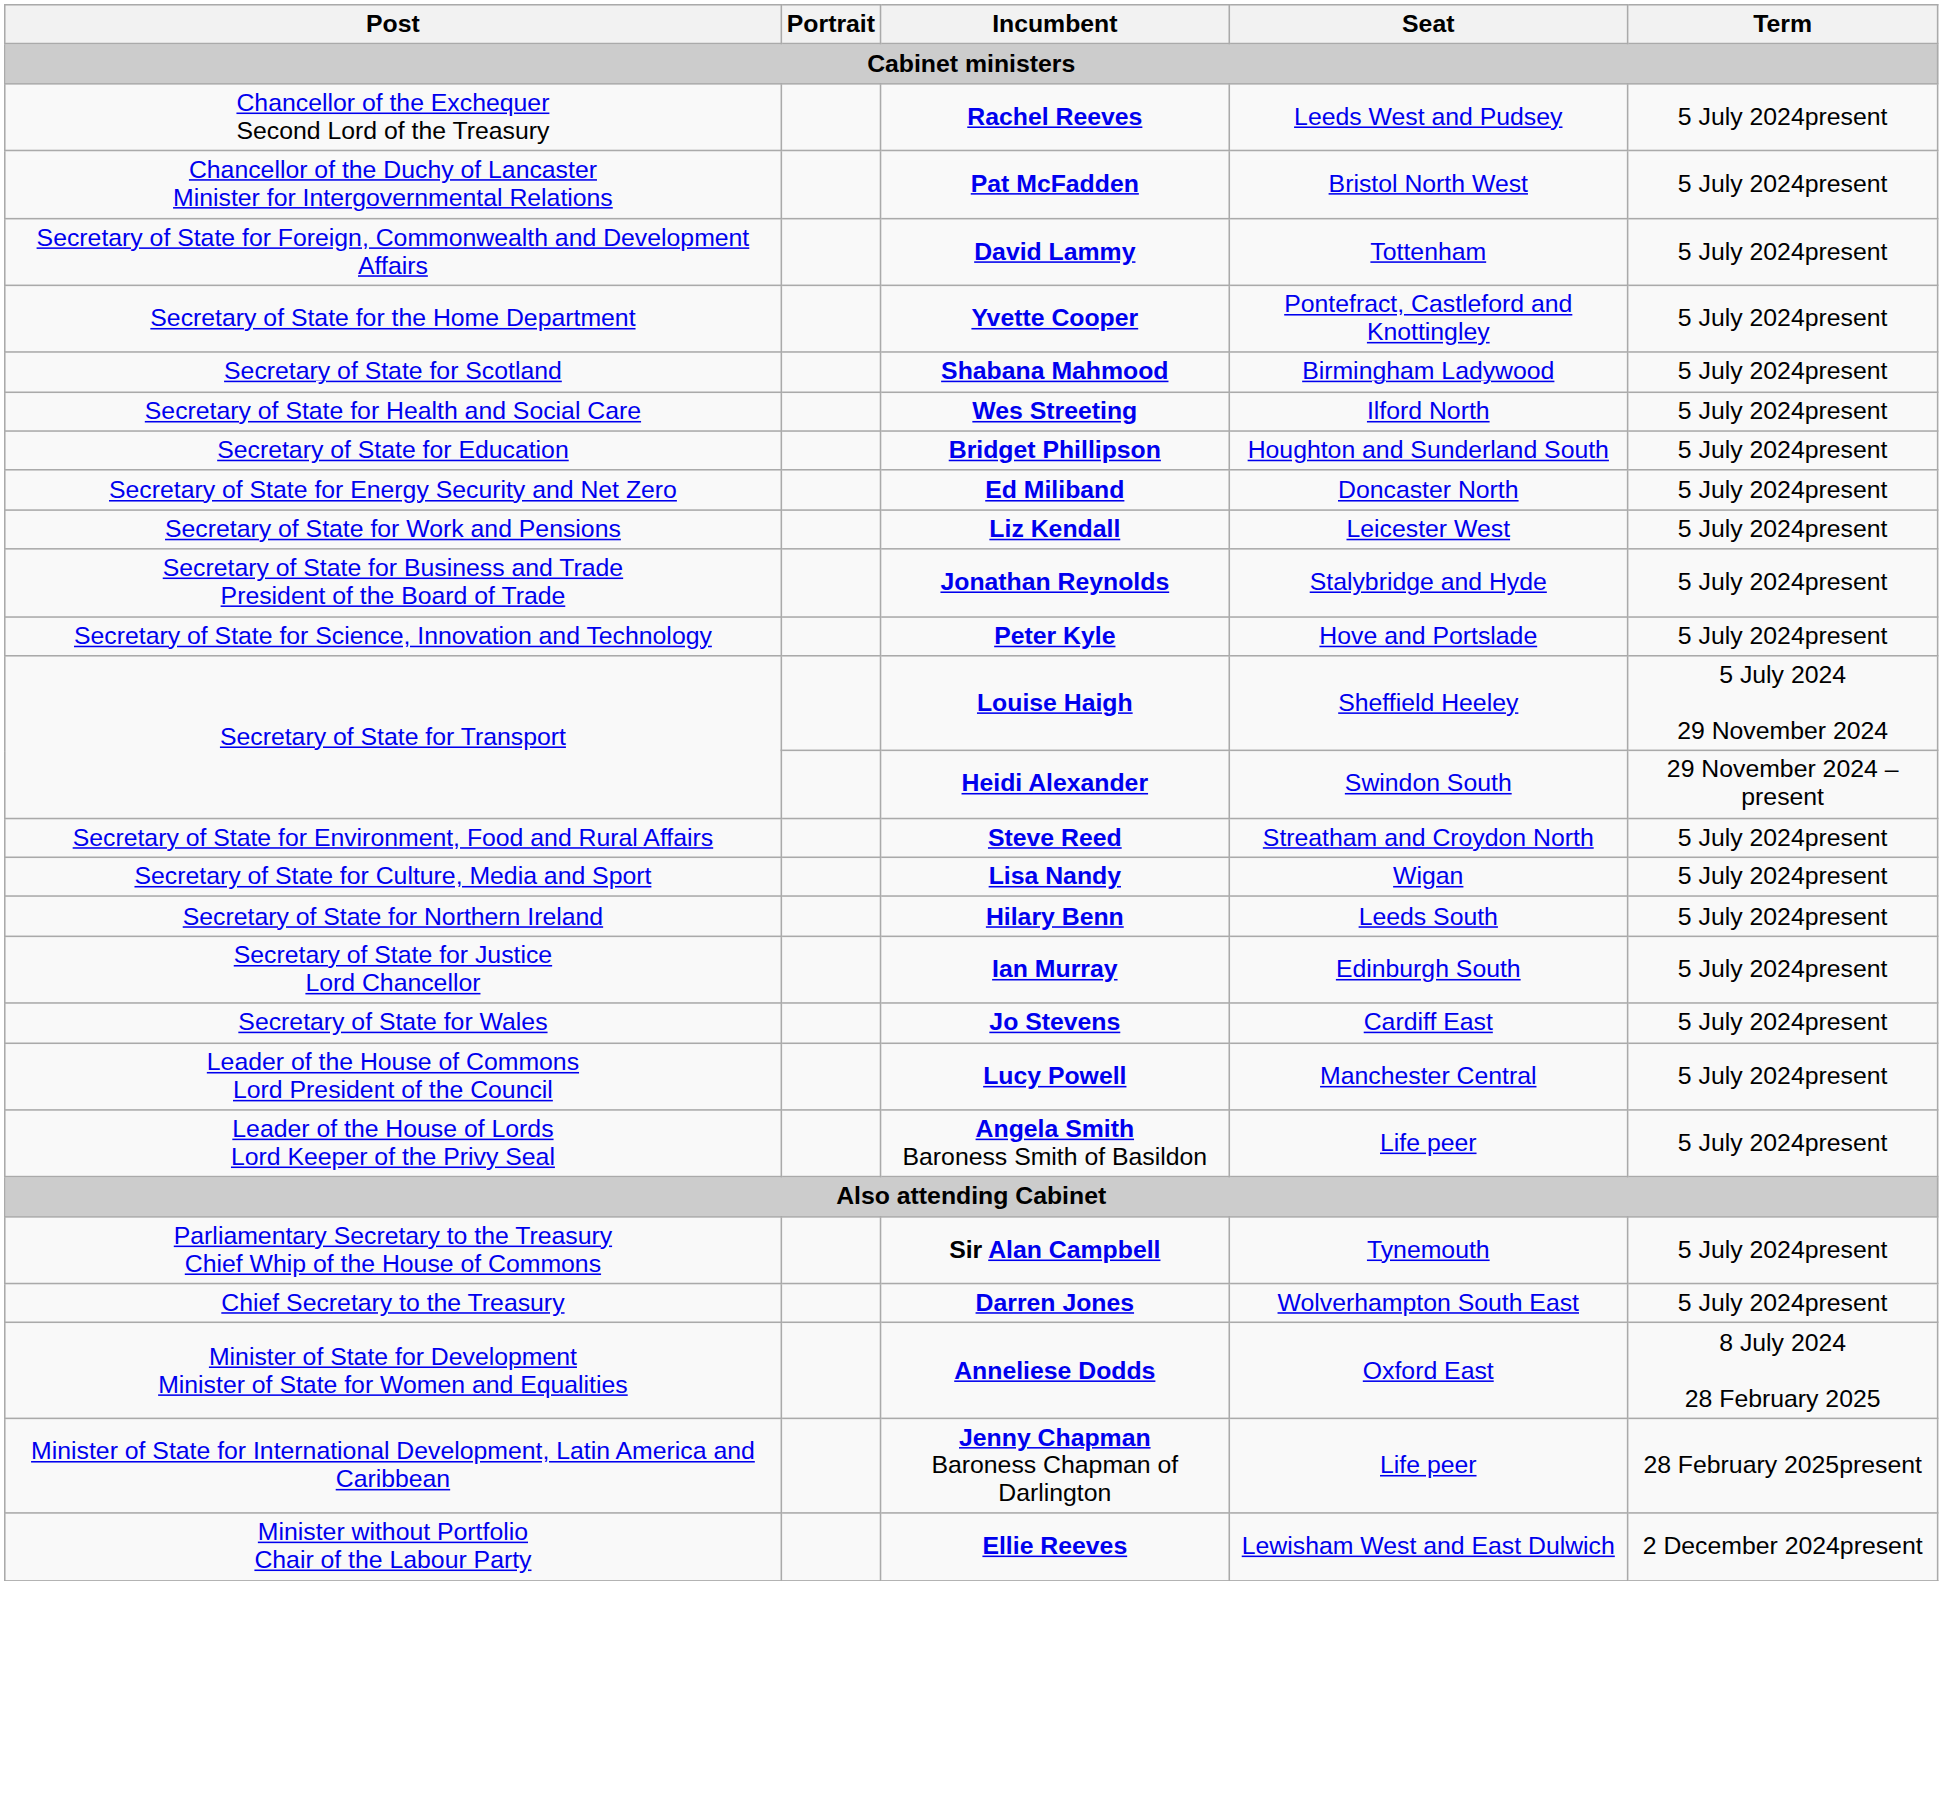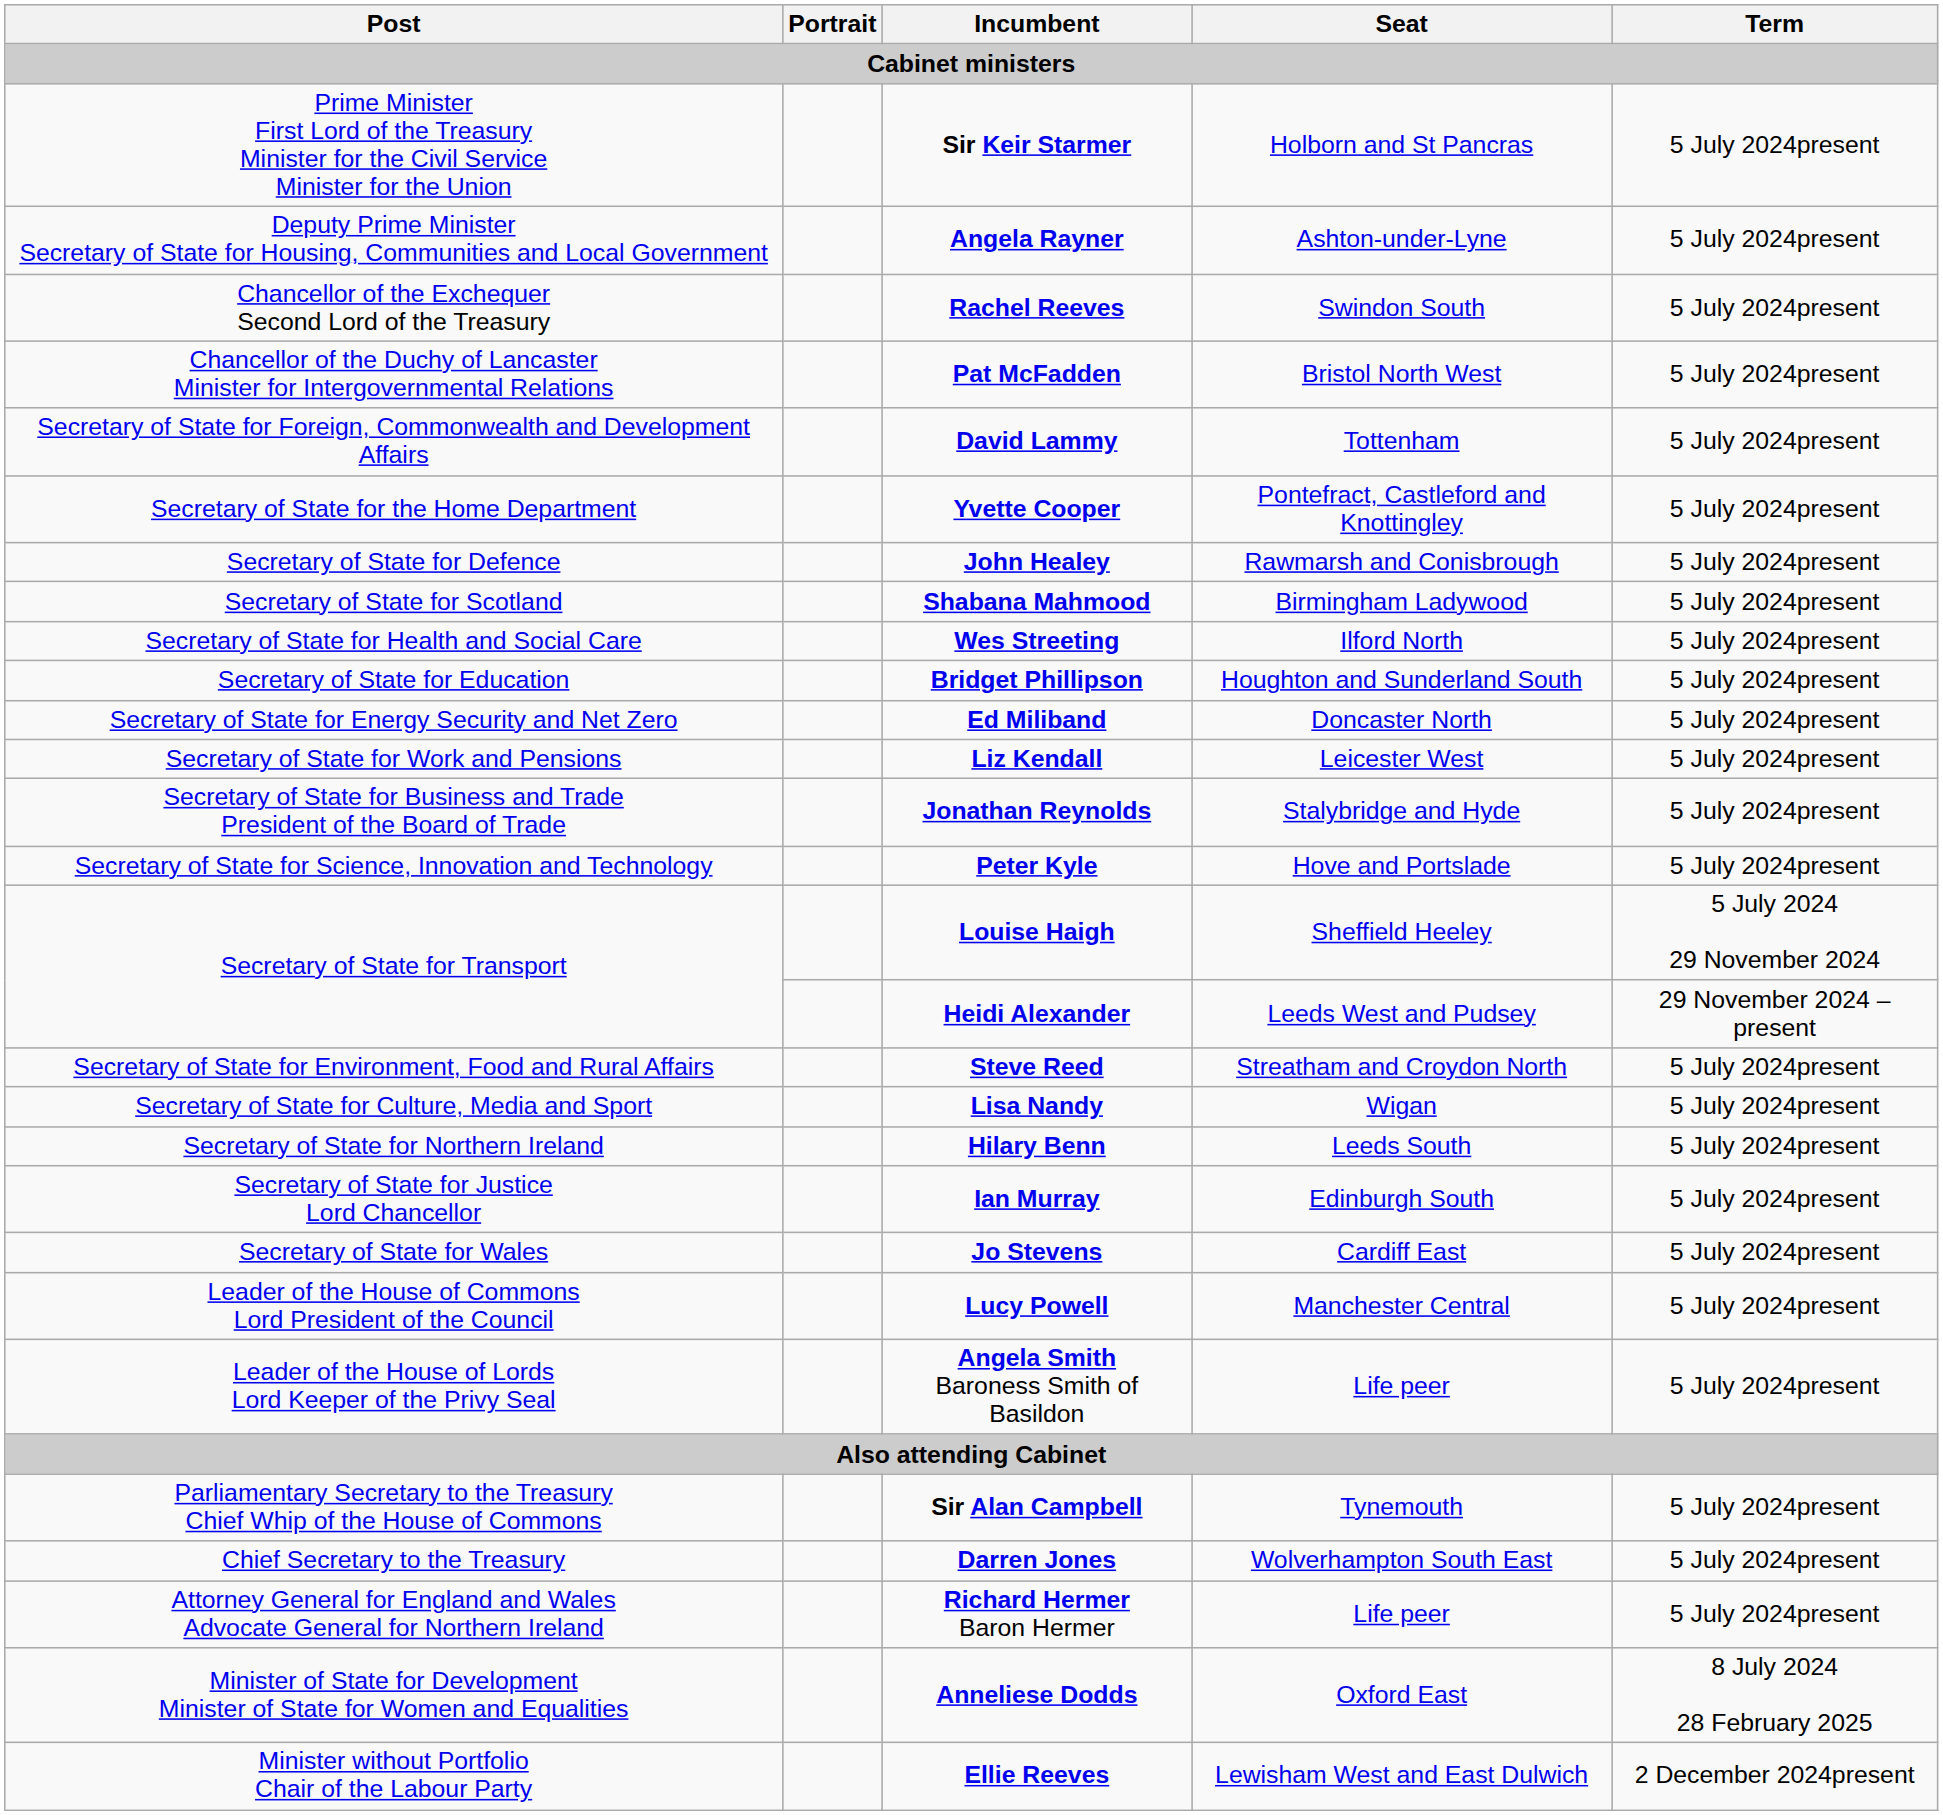+ row: (1037, 144)
+ row: (1037, 239)
(1428, 116) Leeds West and Pudsey -> (1402, 307) Swindon South
+ row: (1037, 562)
(1428, 784) Swindon South -> (1402, 1013) Leeds West and Pudsey
+ row: (1037, 1613)
- row: (1055, 1465)
